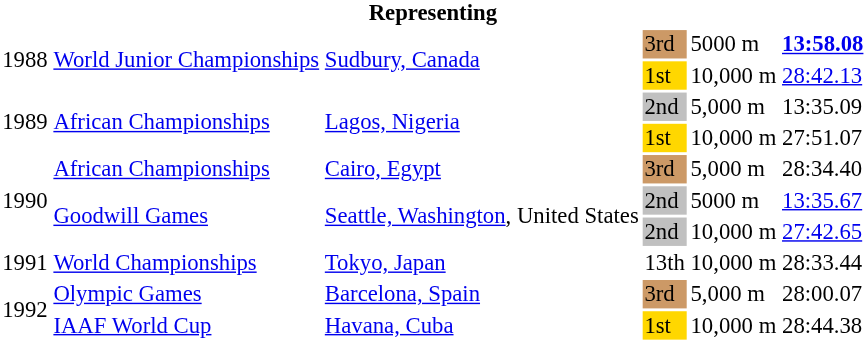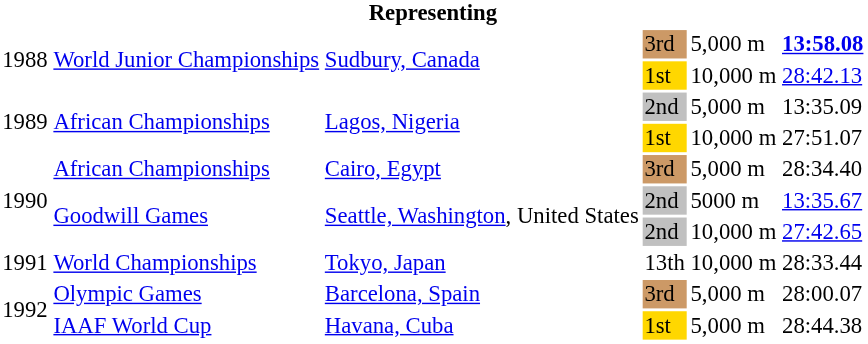(725, 44) 5000 m -> (728, 44) 5,000 m
(733, 325) 10,000 m -> (728, 325) 5,000 m
